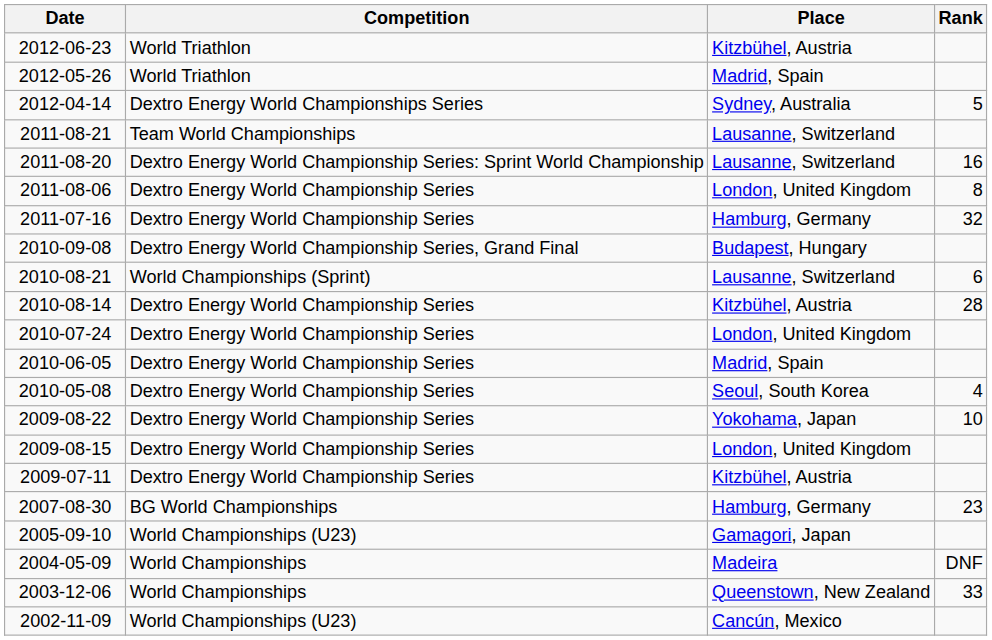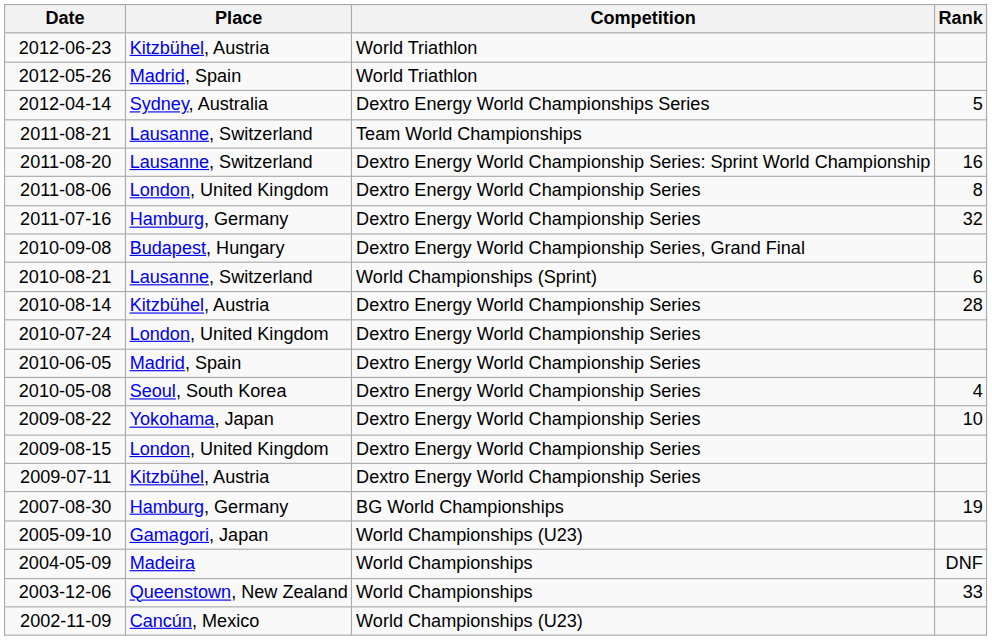columns swapped: (417, 18) <-> (821, 18)
(973, 506) 23 -> (973, 506) 19
